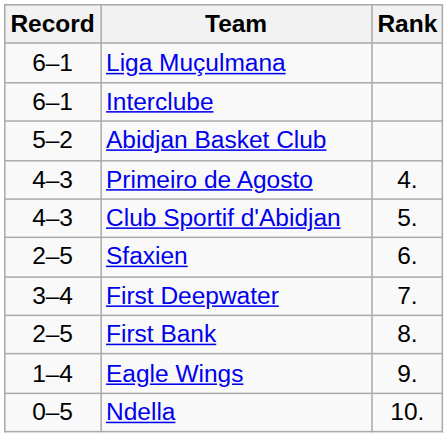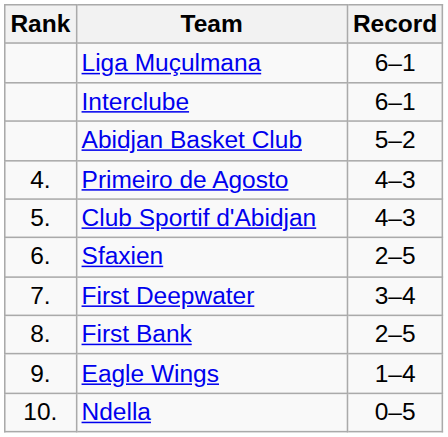columns swapped: (407, 23) <-> (53, 23)
